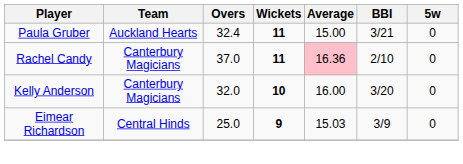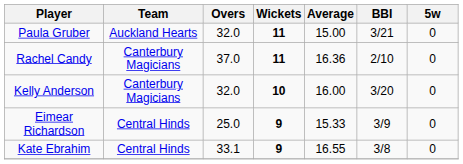(228, 33) 32.4 -> (228, 33) 32.0
(330, 58) pink background -> (330, 58) no background
(330, 123) 15.03 -> (330, 123) 15.33
+ row: (54, 149)
